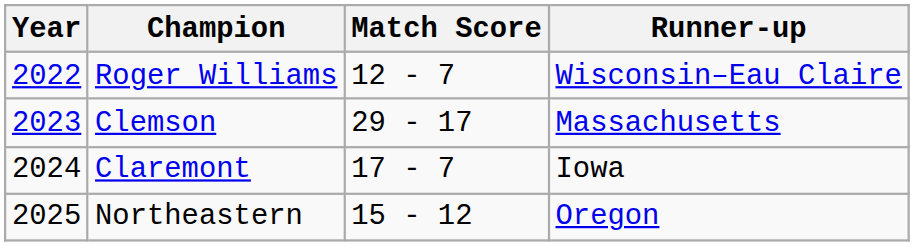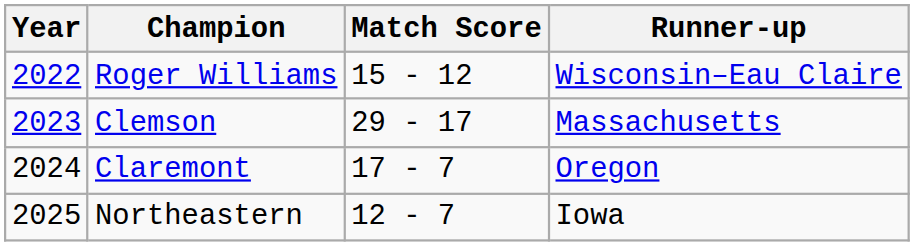(403, 76) 12 - 7 -> (412, 76) 15 - 12
(590, 170) Iowa -> (607, 170) Oregon
(412, 217) 15 - 12 -> (403, 217) 12 - 7
(607, 217) Oregon -> (590, 217) Iowa
